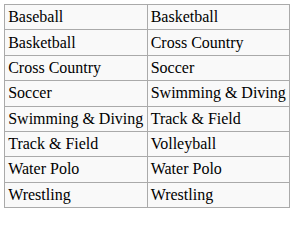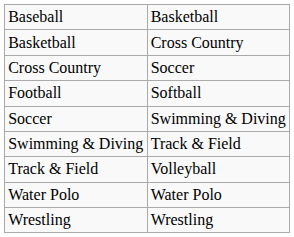+ row: (35, 93)
